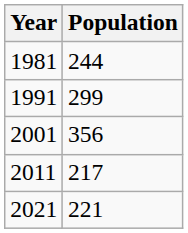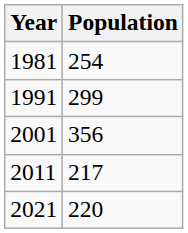(86, 60) 244 -> (86, 60) 254
(86, 209) 221 -> (86, 209) 220
